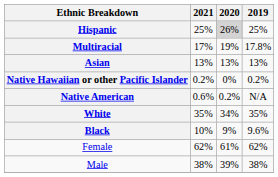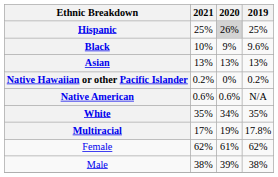rows swapped: (97, 130) <-> (97, 46)
(229, 97) 0.2% -> (229, 97) 0.6%
